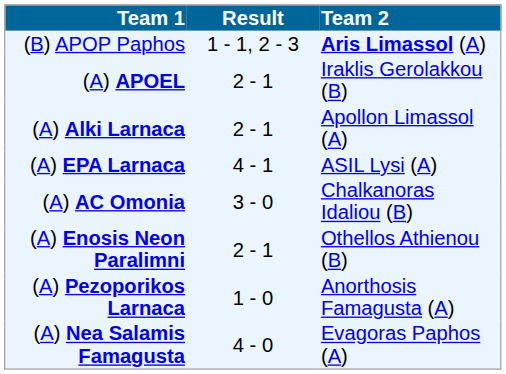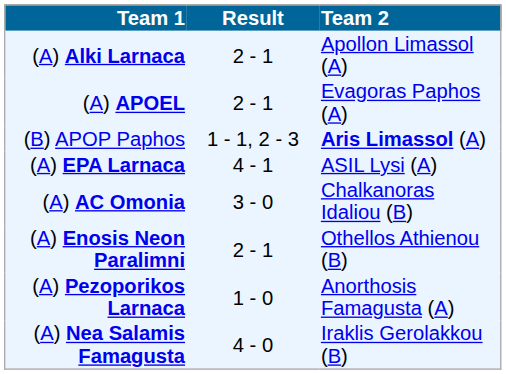rows swapped: (109, 128) <-> (104, 43)
(402, 80) Iraklis Gerolakkou (B) -> (401, 102) Evagoras Paphos (A)
(401, 344) Evagoras Paphos (A) -> (402, 344) Iraklis Gerolakkou (B)
